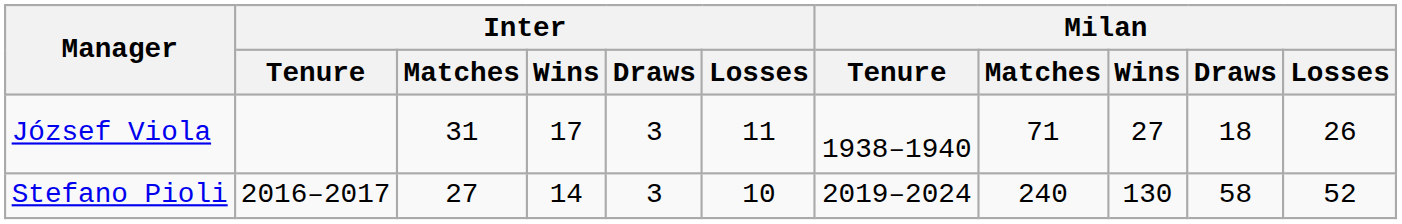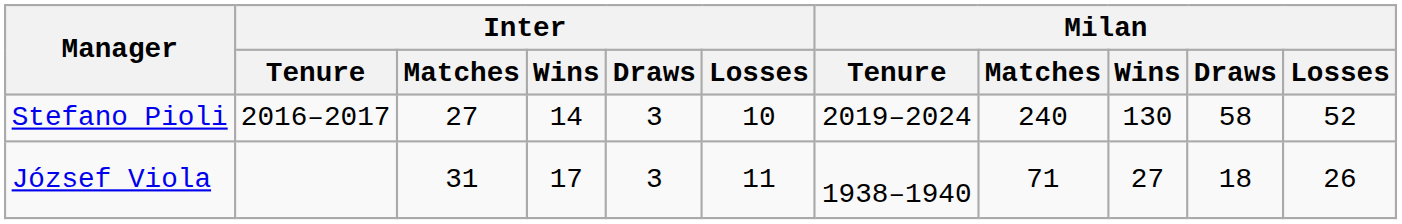rows swapped: (111, 134) <-> (120, 195)
